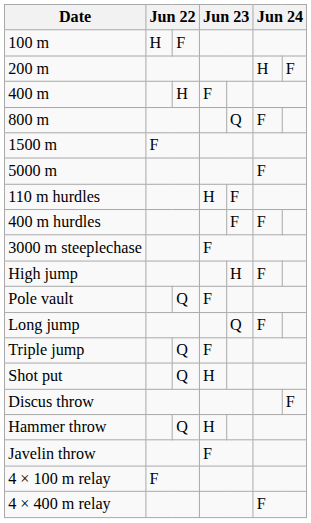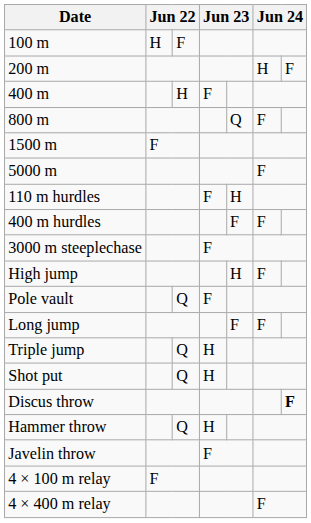(209, 196) H -> (208, 196) F
(234, 196) F -> (236, 196) H
(236, 324) Q -> (234, 324) F
(208, 350) F -> (209, 350) H
(290, 401) normal -> (290, 401) bold
